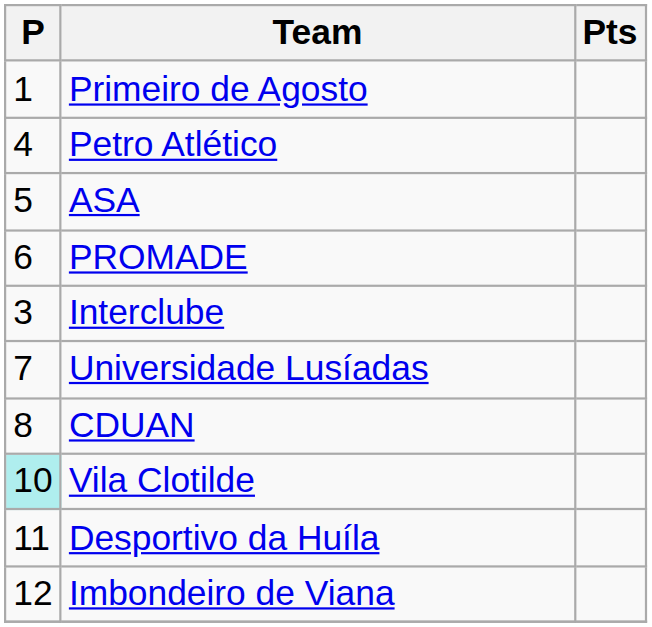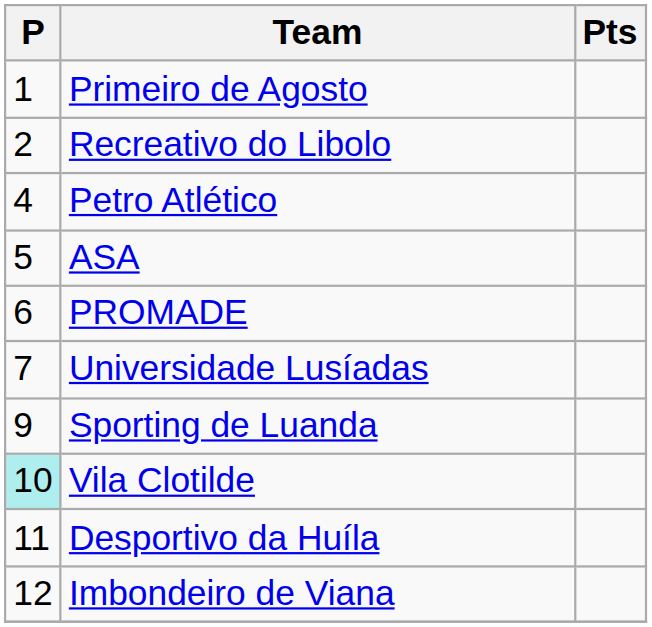+ row: (230, 144)
- row: (147, 312)
- row: (132, 425)
+ row: (223, 425)
